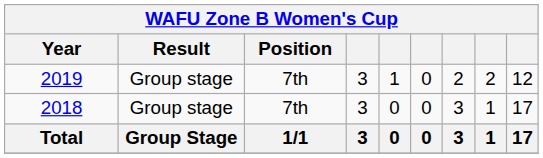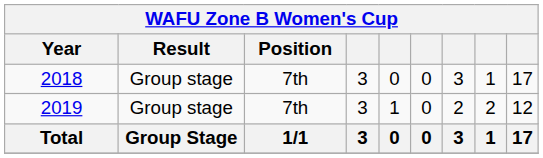rows swapped: (62, 108) <-> (62, 78)
